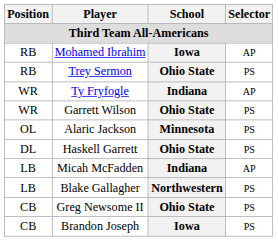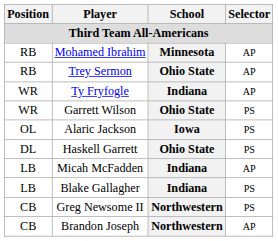(187, 52) Iowa -> (187, 52) Minnesota
(249, 72) PS -> (249, 72) AP
(187, 129) Minnesota -> (187, 129) Iowa
(187, 187) Northwestern -> (187, 187) Indiana
(187, 206) Ohio State -> (187, 206) Northwestern
(187, 226) Iowa -> (187, 226) Northwestern
(249, 227) PS -> (249, 227) AP
